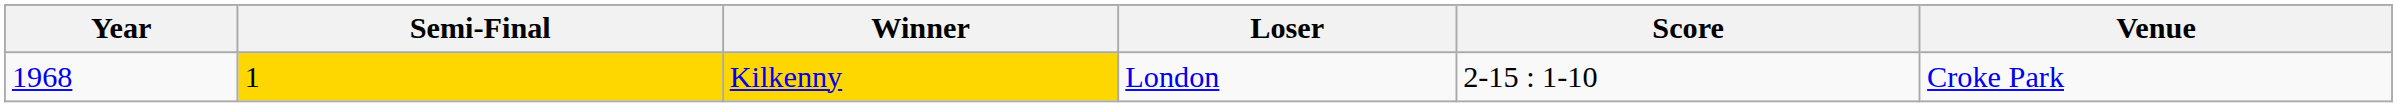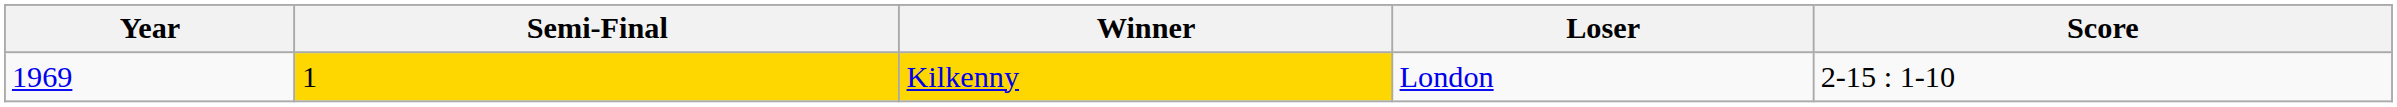- column: (2156, 28)
(42, 76) 1968 -> (42, 76) 1969
